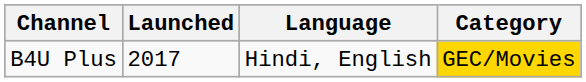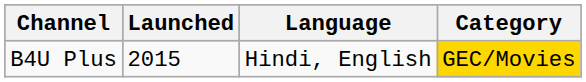(154, 59) 2017 -> (154, 59) 2015
